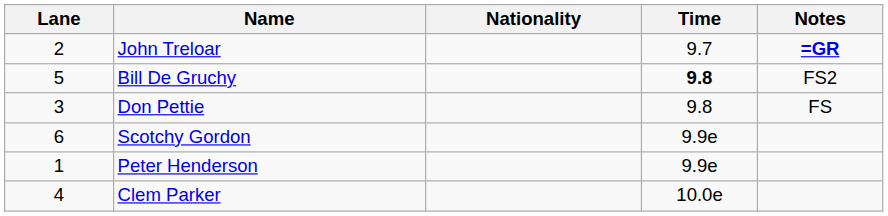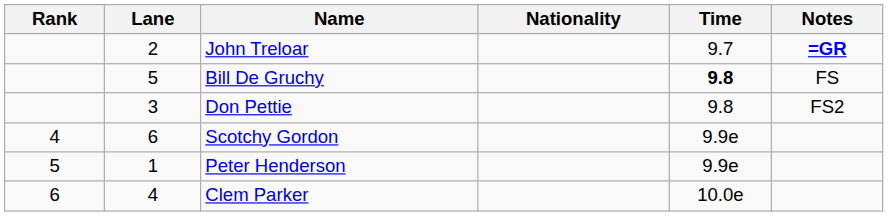+ column: (55, 19)
(820, 78) FS2 -> (827, 78) FS
(820, 107) FS -> (827, 107) FS2
